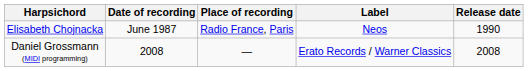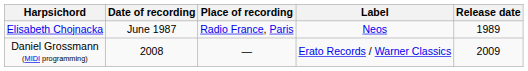(488, 29) 1990 -> (488, 29) 1989
(488, 52) 2008 -> (488, 52) 2009
